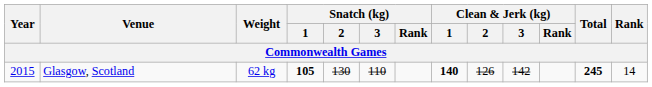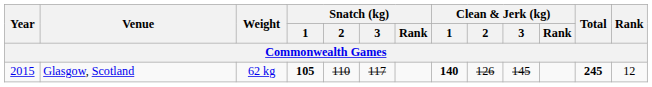(341, 71) 130 -> (341, 71) 110
(377, 71) 110 -> (377, 71) 117
(521, 71) 142 -> (521, 71) 145
(629, 71) 14 -> (629, 71) 12
